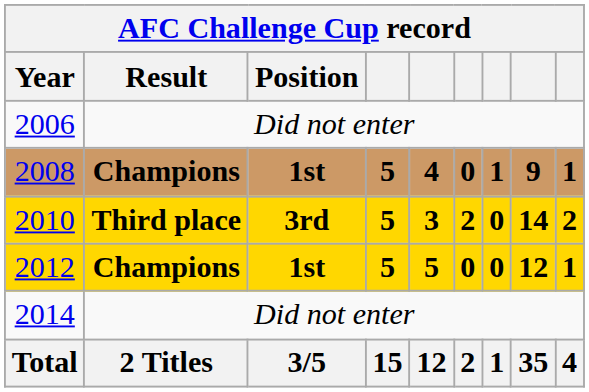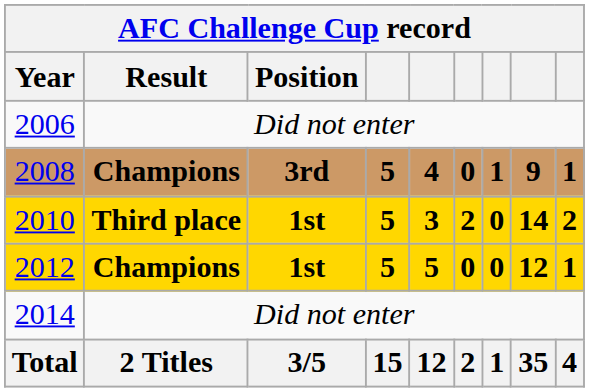(307, 171) 1st -> (307, 171) 3rd
(307, 219) 3rd -> (307, 219) 1st
